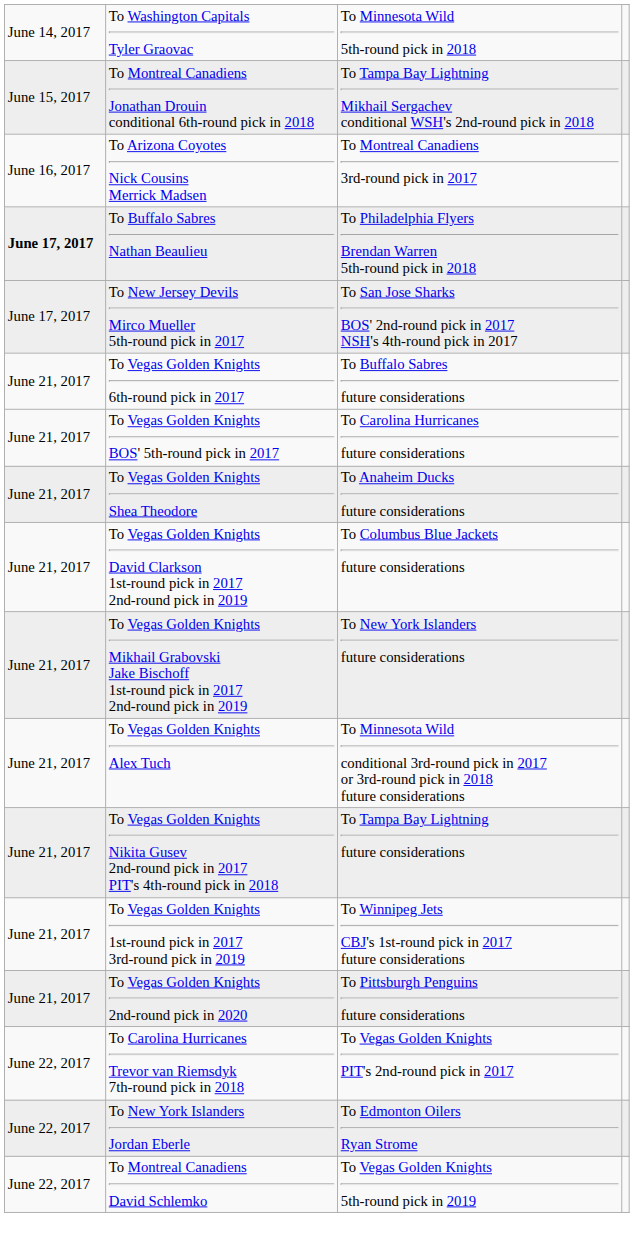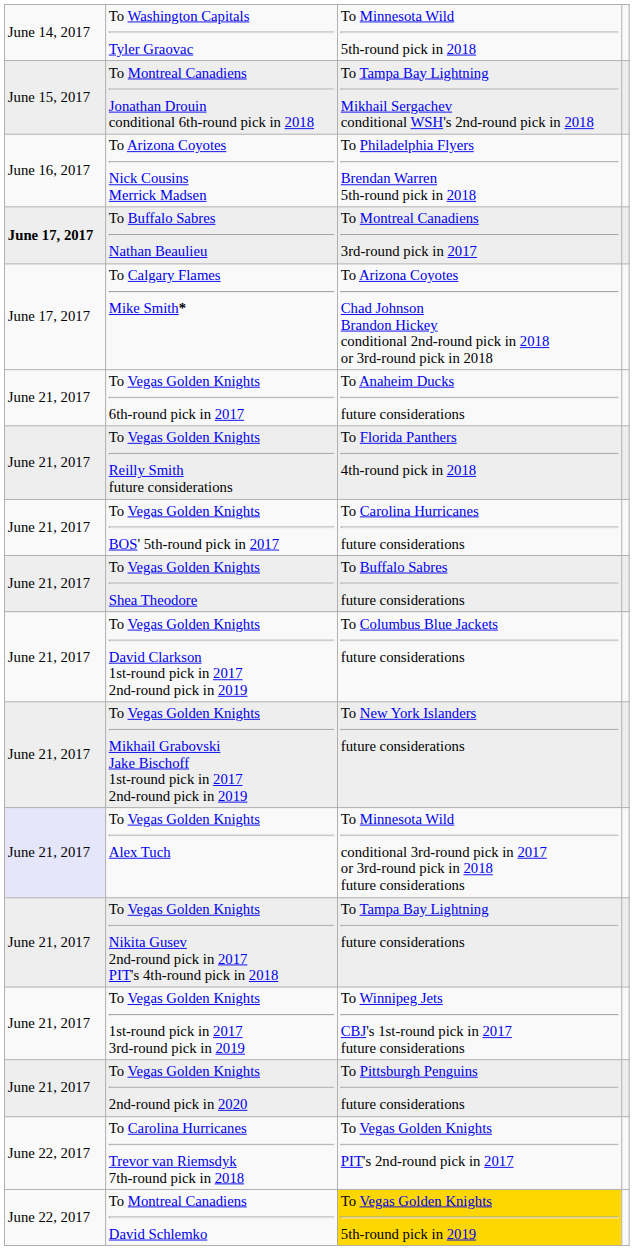(480, 162) To Montreal Canadiens 3rd-round pick in 2017 -> (480, 170) To Philadelphia Flyers Brendan Warren 5th-round pick in 2018
(480, 243) To Philadelphia Flyers Brendan Warren 5th-round pick in 2018 -> (480, 235) To Montreal Canadiens 3rd-round pick in 2017
+ row: (221, 291)
- row: (221, 316)
(480, 381) To Buffalo Sabres future considerations -> (480, 397) To Anaheim Ducks future considerations
+ row: (221, 462)
(480, 494) To Anaheim Ducks future considerations -> (480, 583) To Buffalo Sabres future considerations
(49, 762) no background -> (49, 852) lavender background
- row: (221, 1128)
(480, 1184) no background -> (480, 1217) gold background
